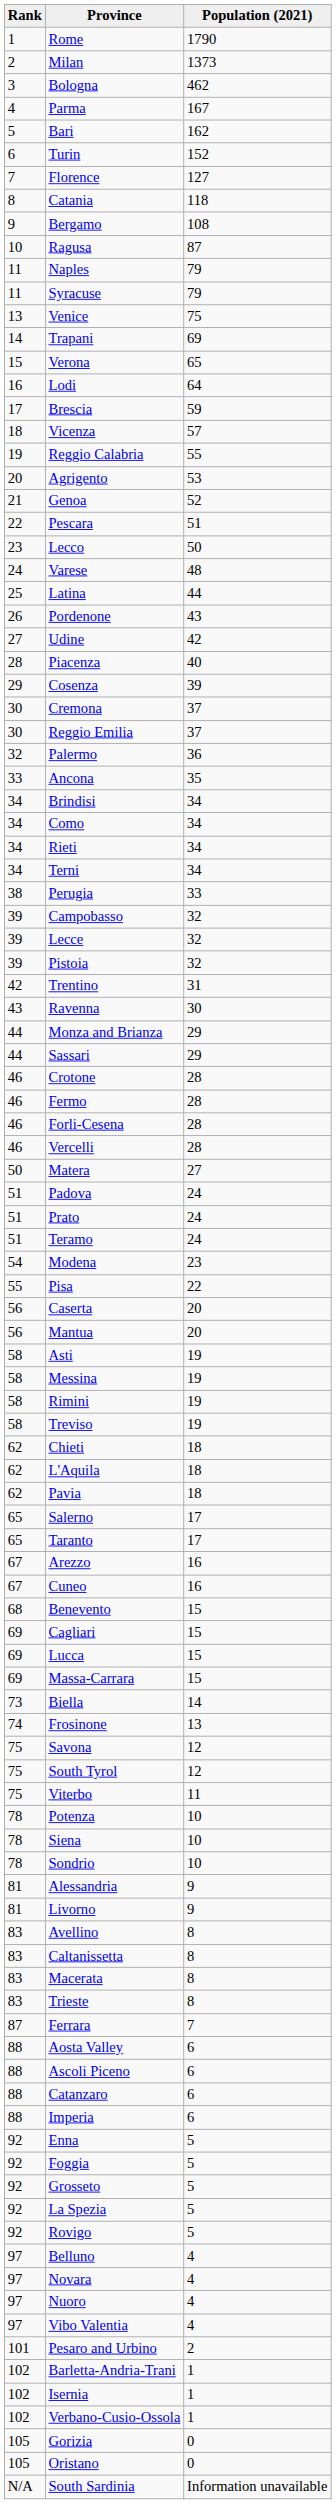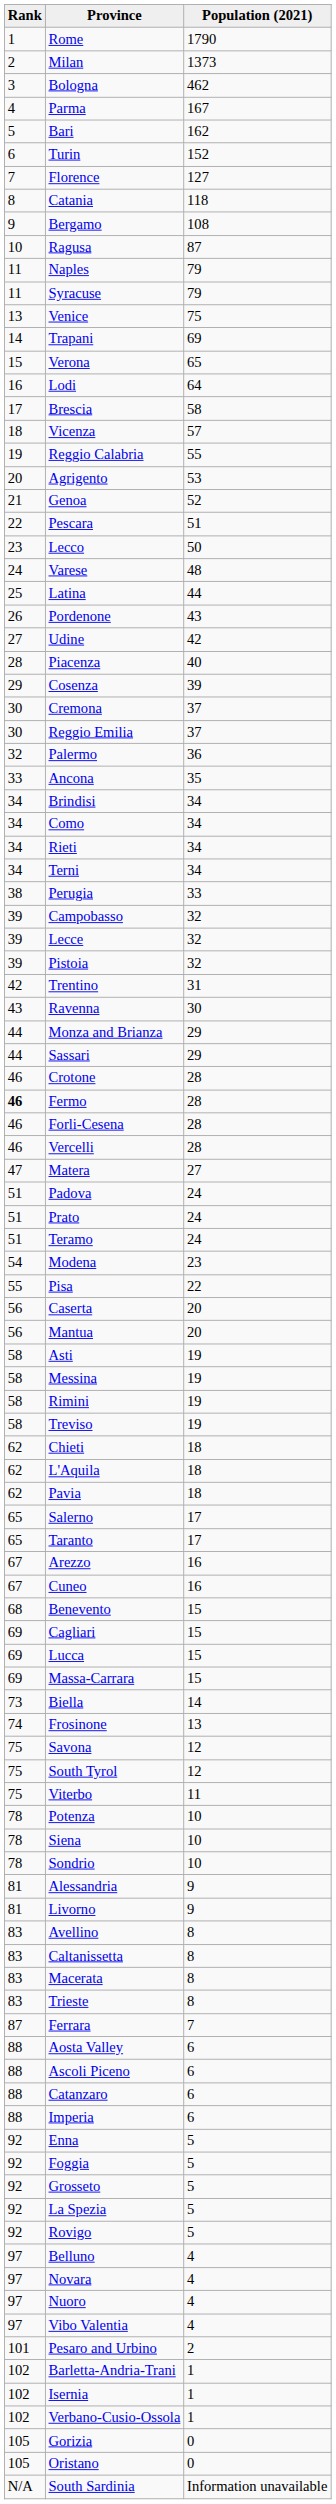(194, 408) 59 -> (194, 408) 58
(15, 1101) normal -> (15, 1101) bold
(15, 1170) 50 -> (15, 1170) 47
